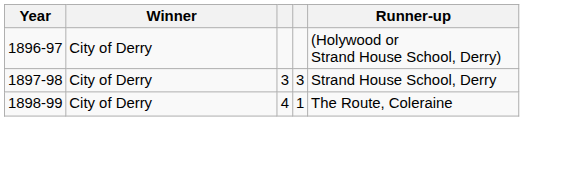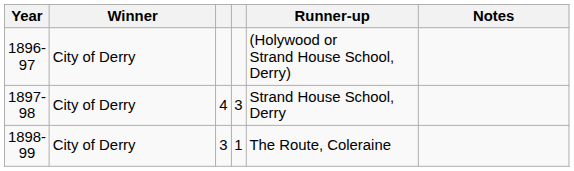+ column: (494, 16)
(285, 80) 3 -> (223, 105) 4
(285, 103) 4 -> (223, 145) 3
